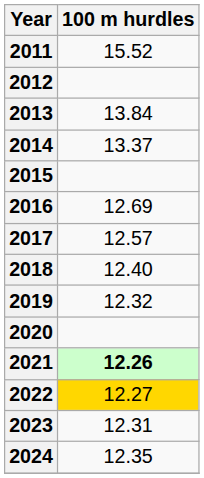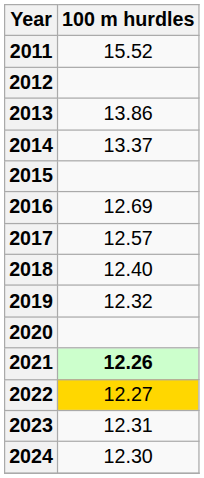(128, 113) 13.84 -> (128, 113) 13.86
(128, 457) 12.35 -> (128, 457) 12.30
